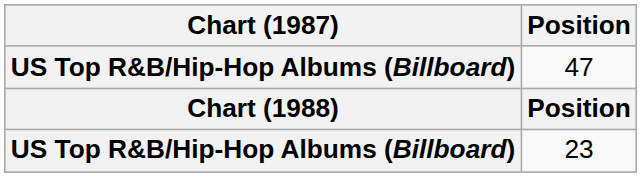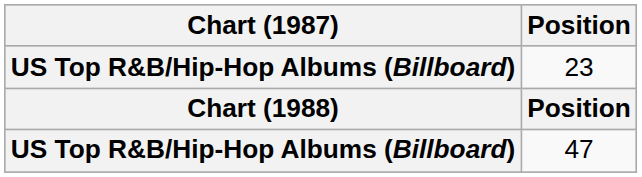rows swapped: (579, 66) <-> (579, 150)
